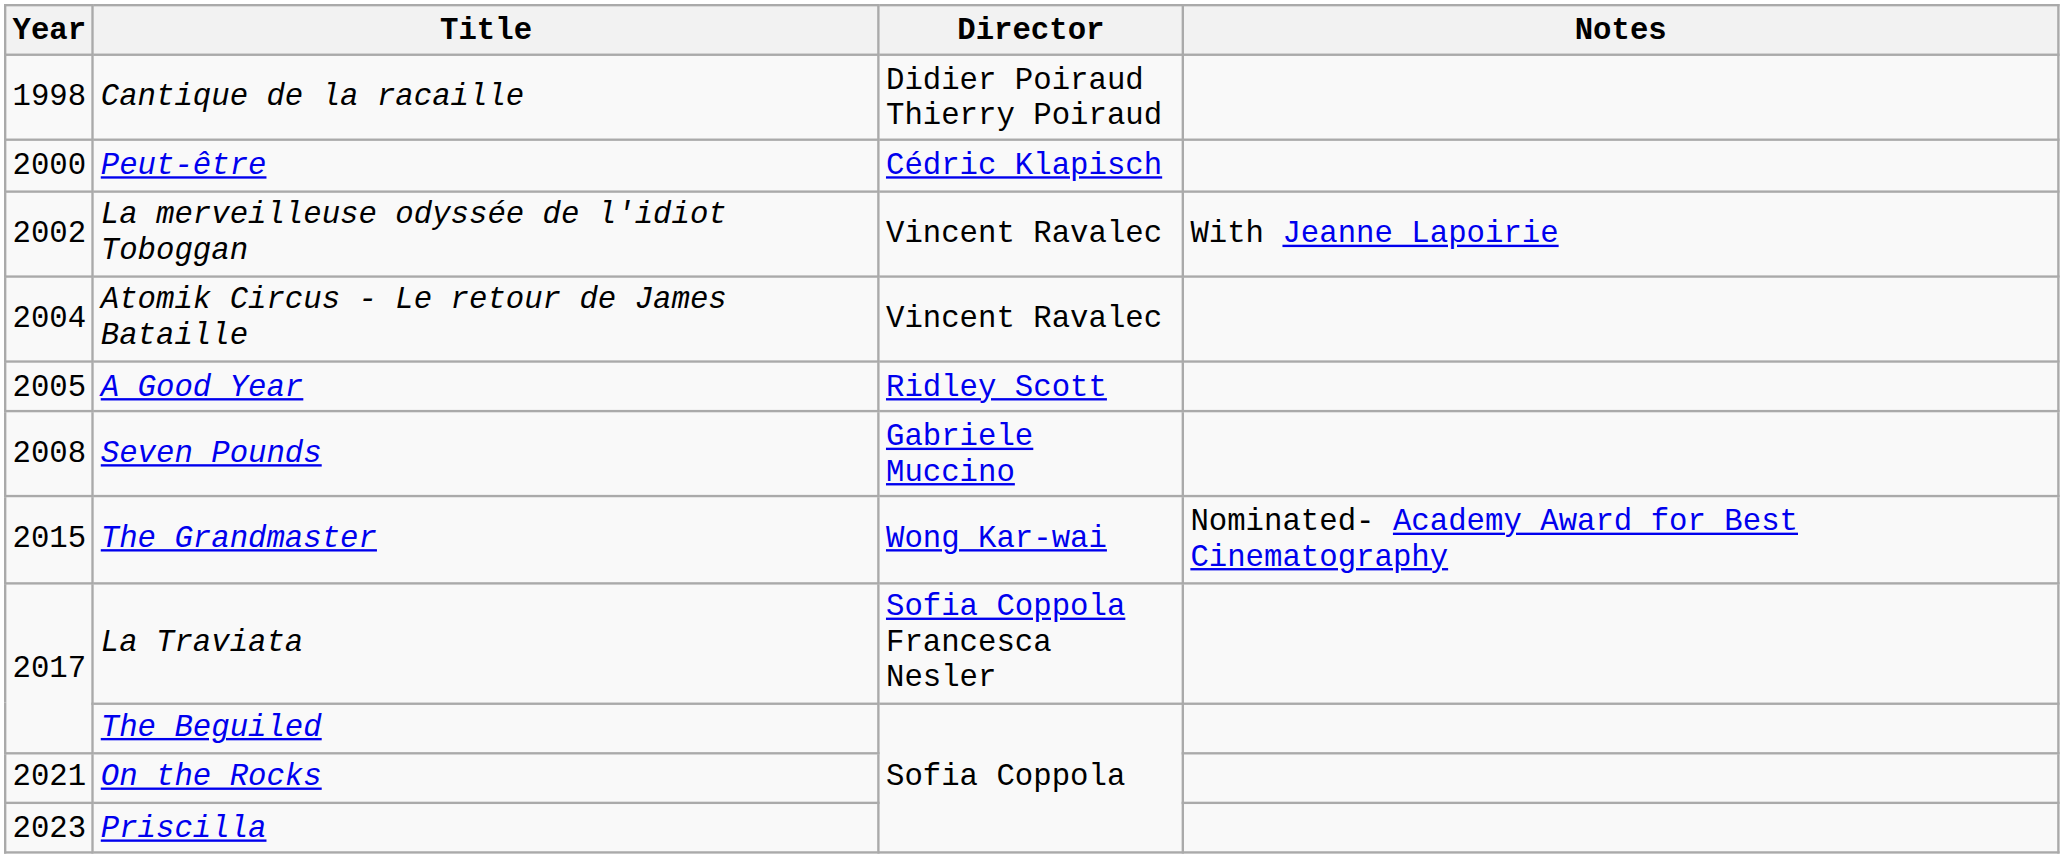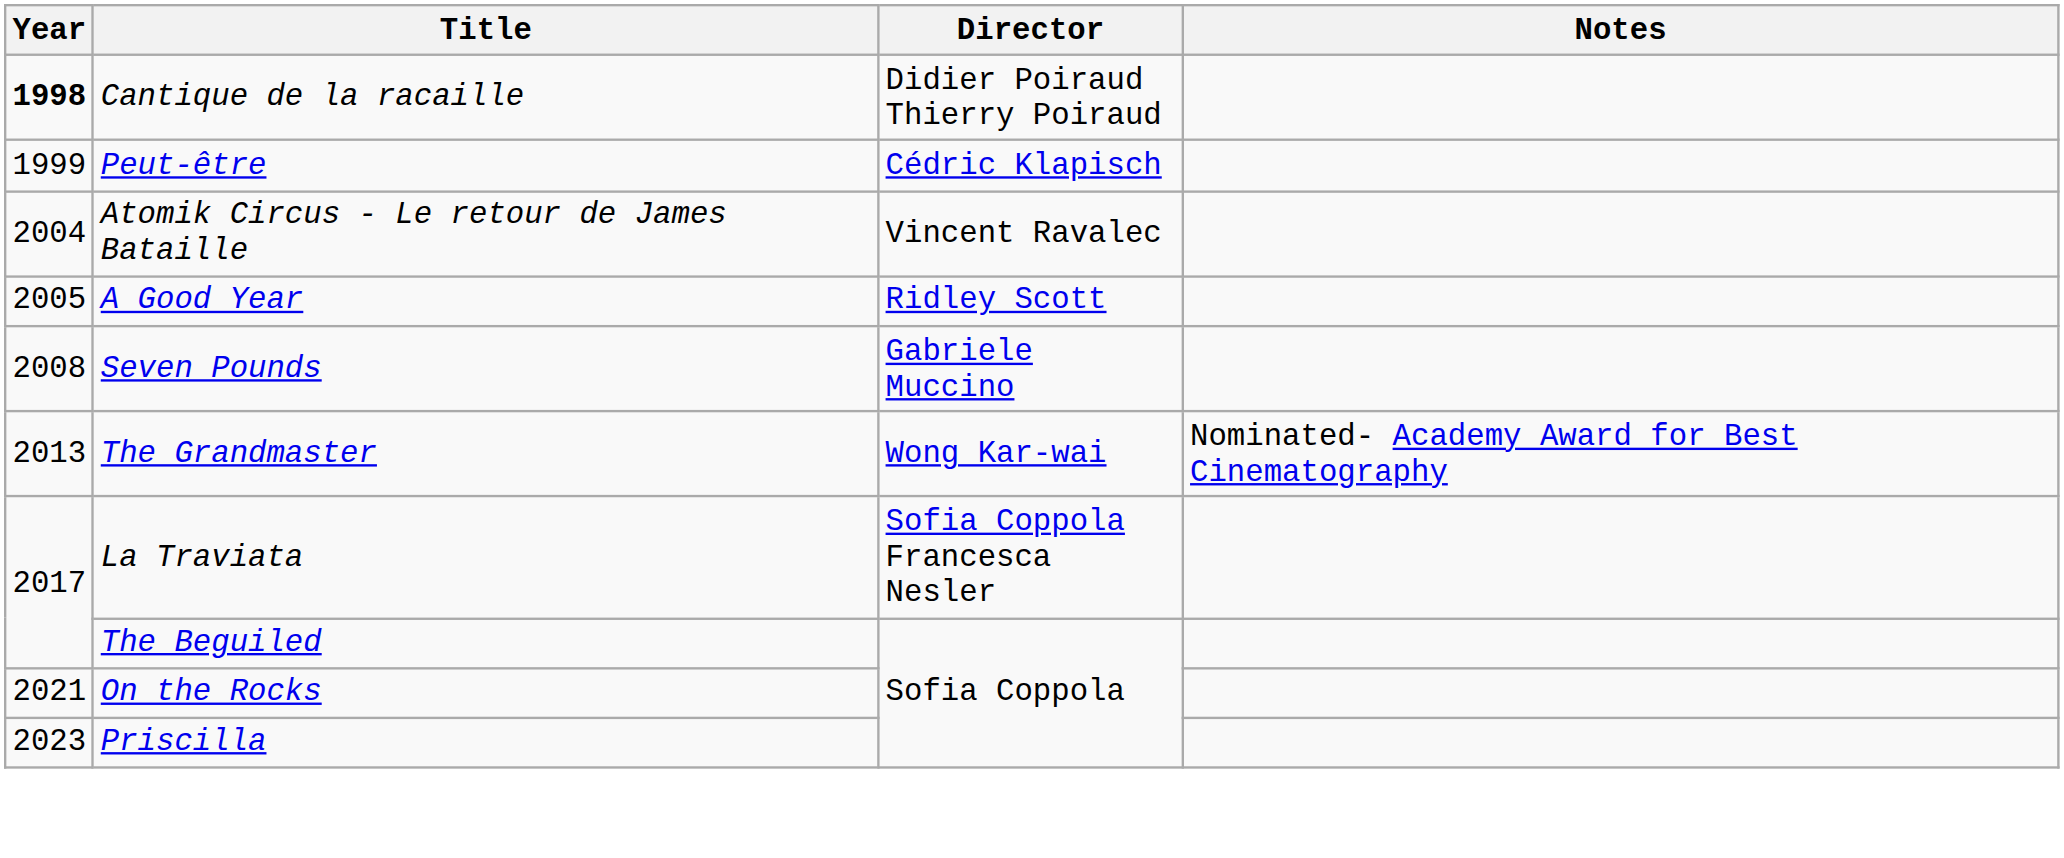(49, 98) normal -> (49, 98) bold
(49, 166) 2000 -> (49, 166) 1999
- row: (414, 233)
(49, 539) 2015 -> (49, 454) 2013
